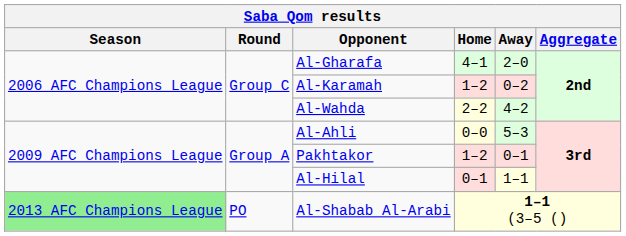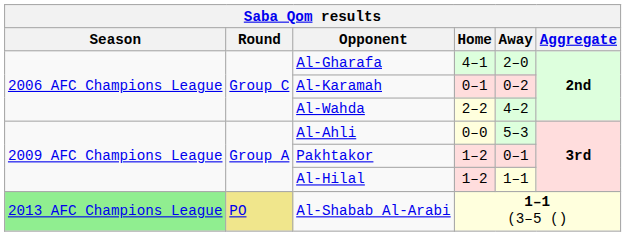(475, 86) 1–2 -> (475, 86) 0–1
(475, 179) 0–1 -> (475, 179) 1–2
(238, 211) no background -> (238, 211) khaki background
